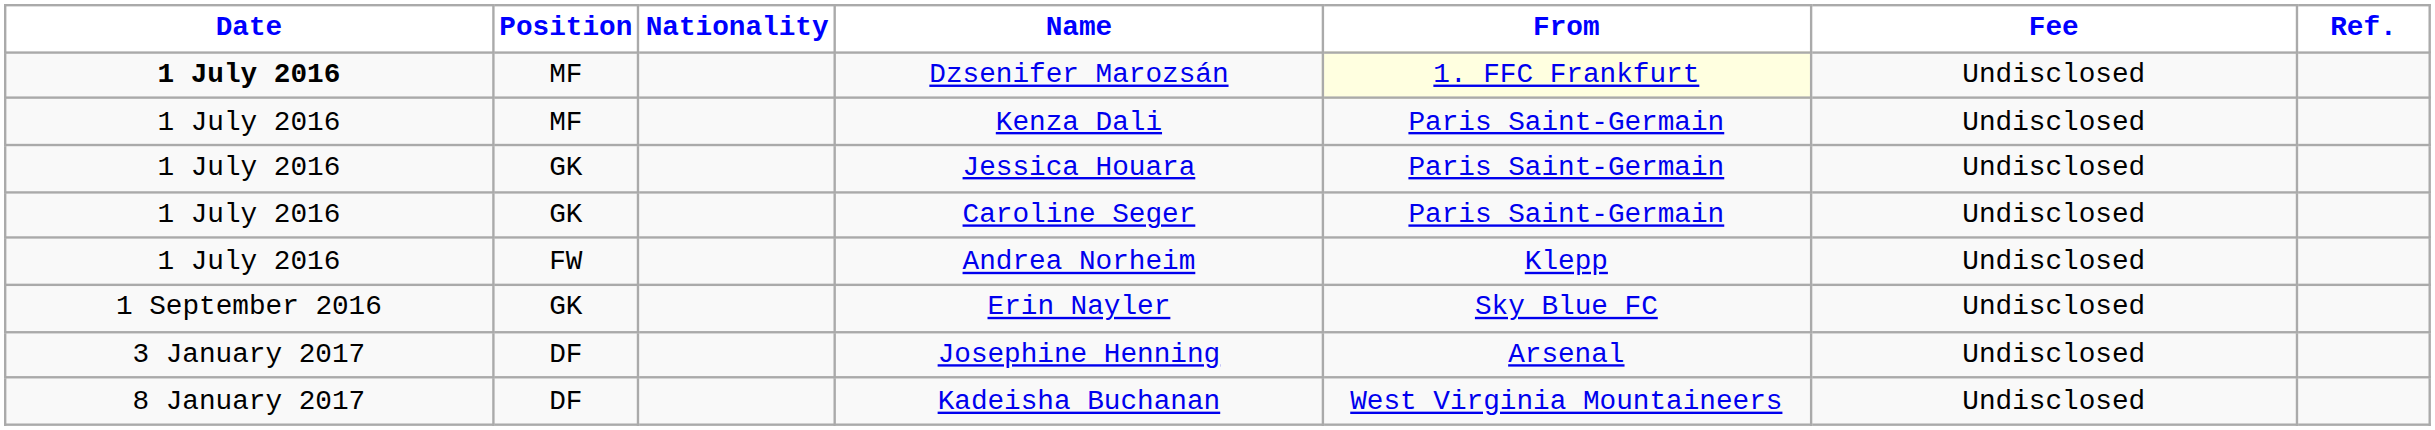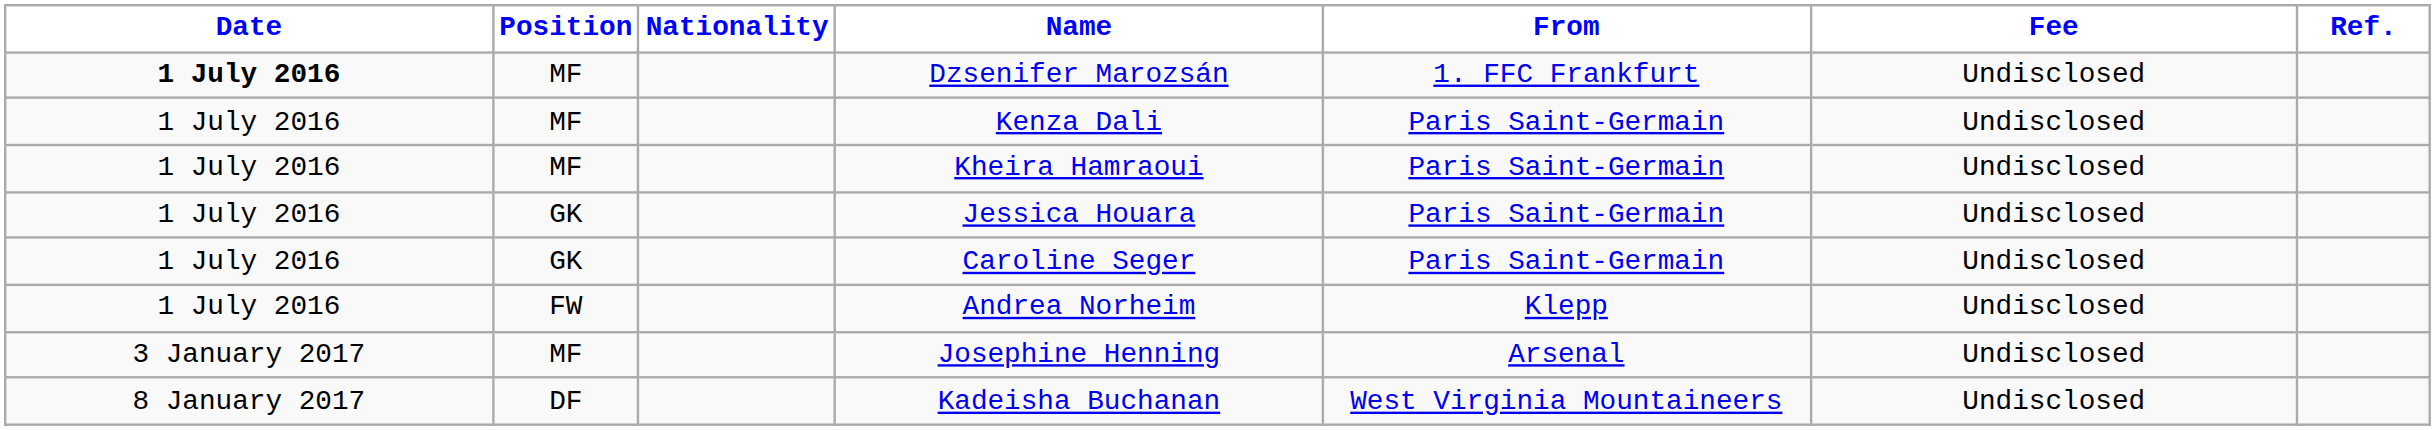(1566, 75) lightyellow background -> (1566, 75) no background
+ row: (1079, 168)
- row: (1079, 308)
(566, 354) DF -> (566, 354) MF
